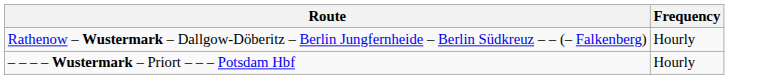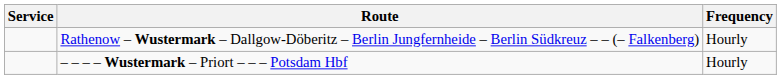+ column: (31, 16)
